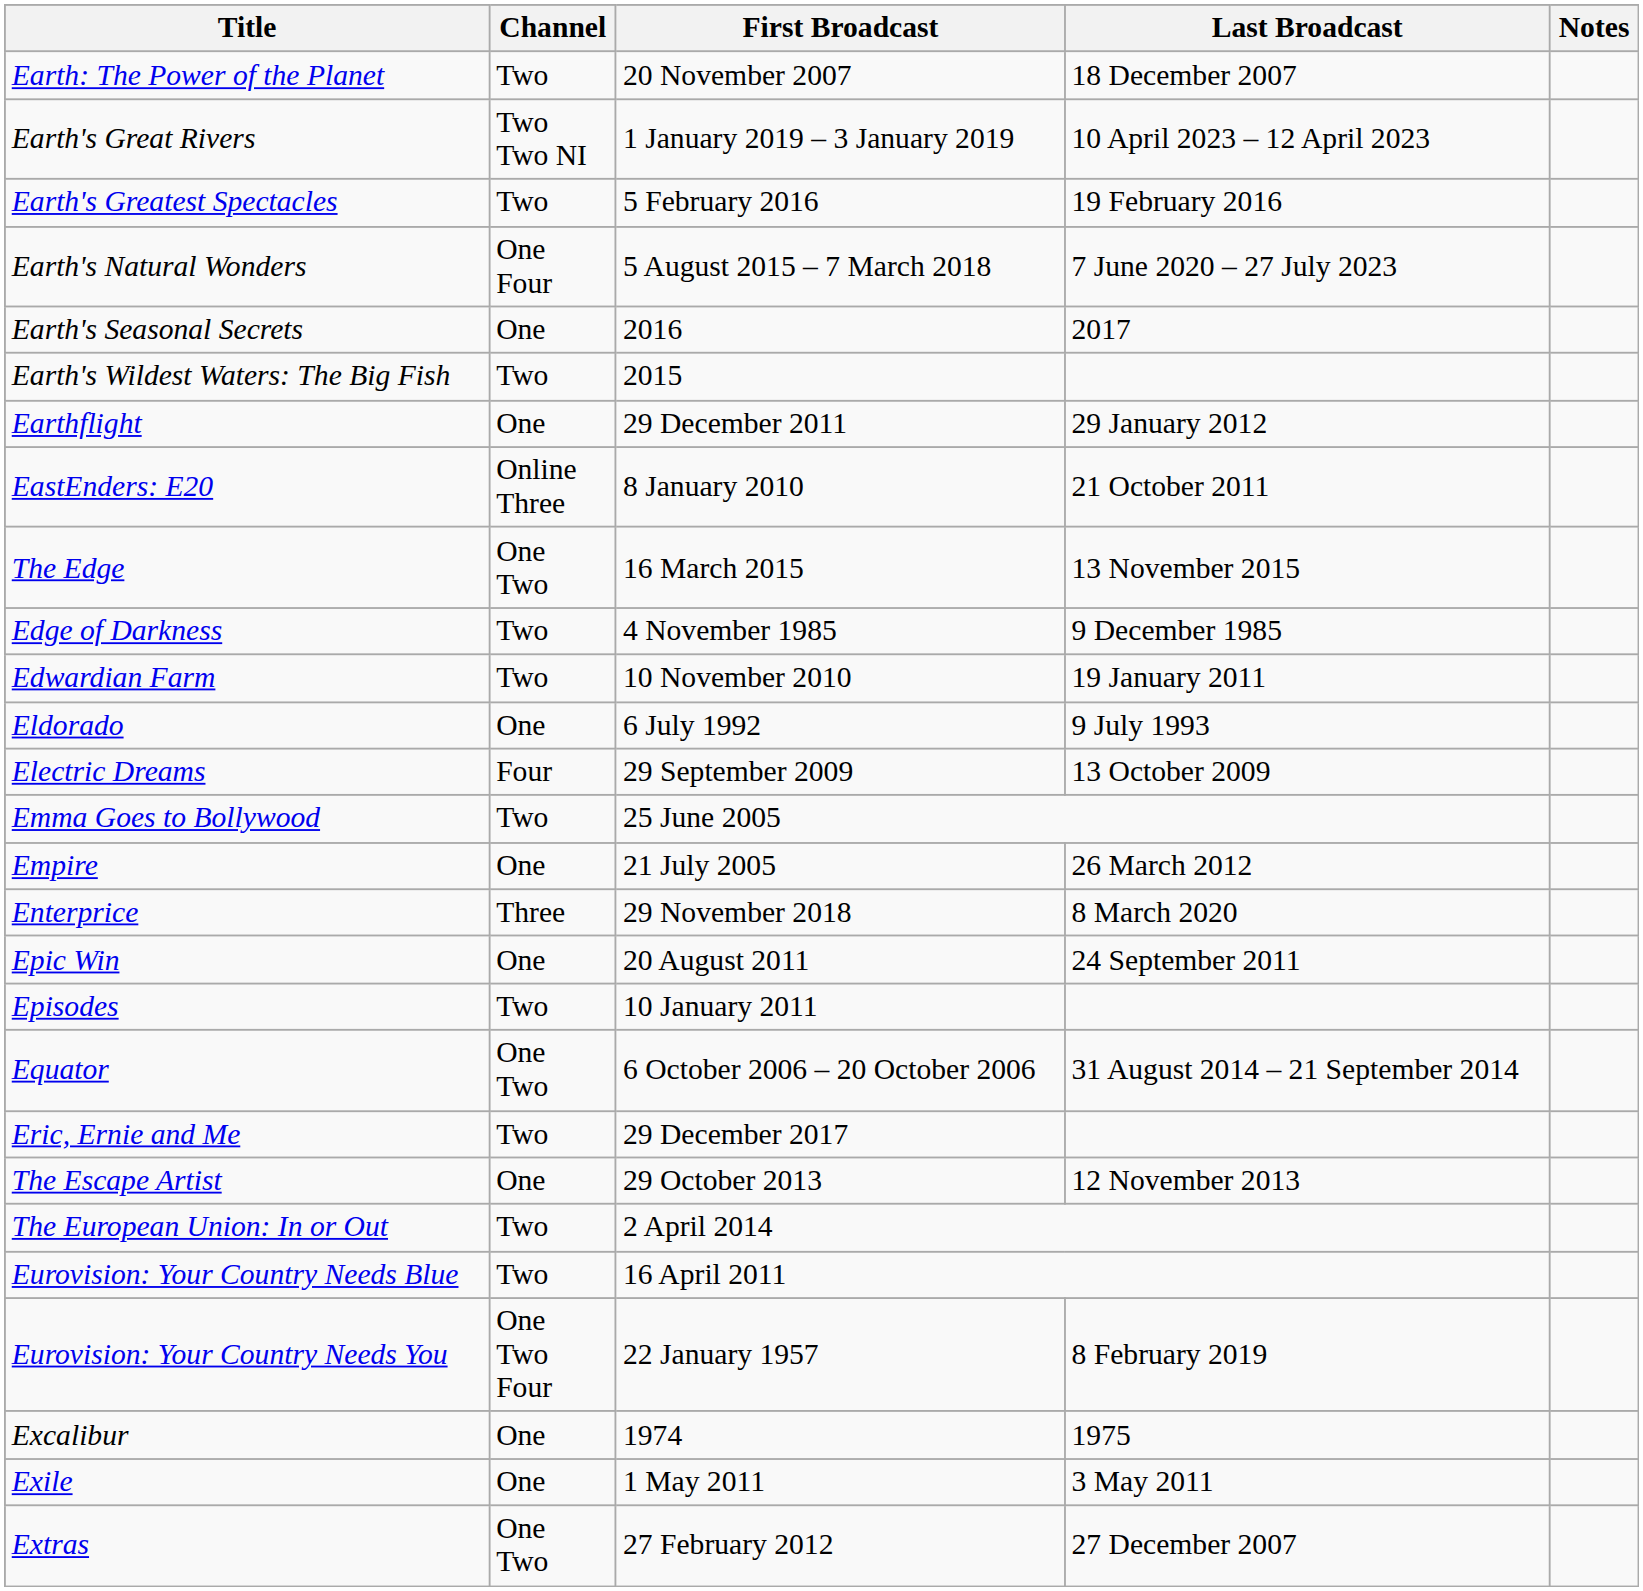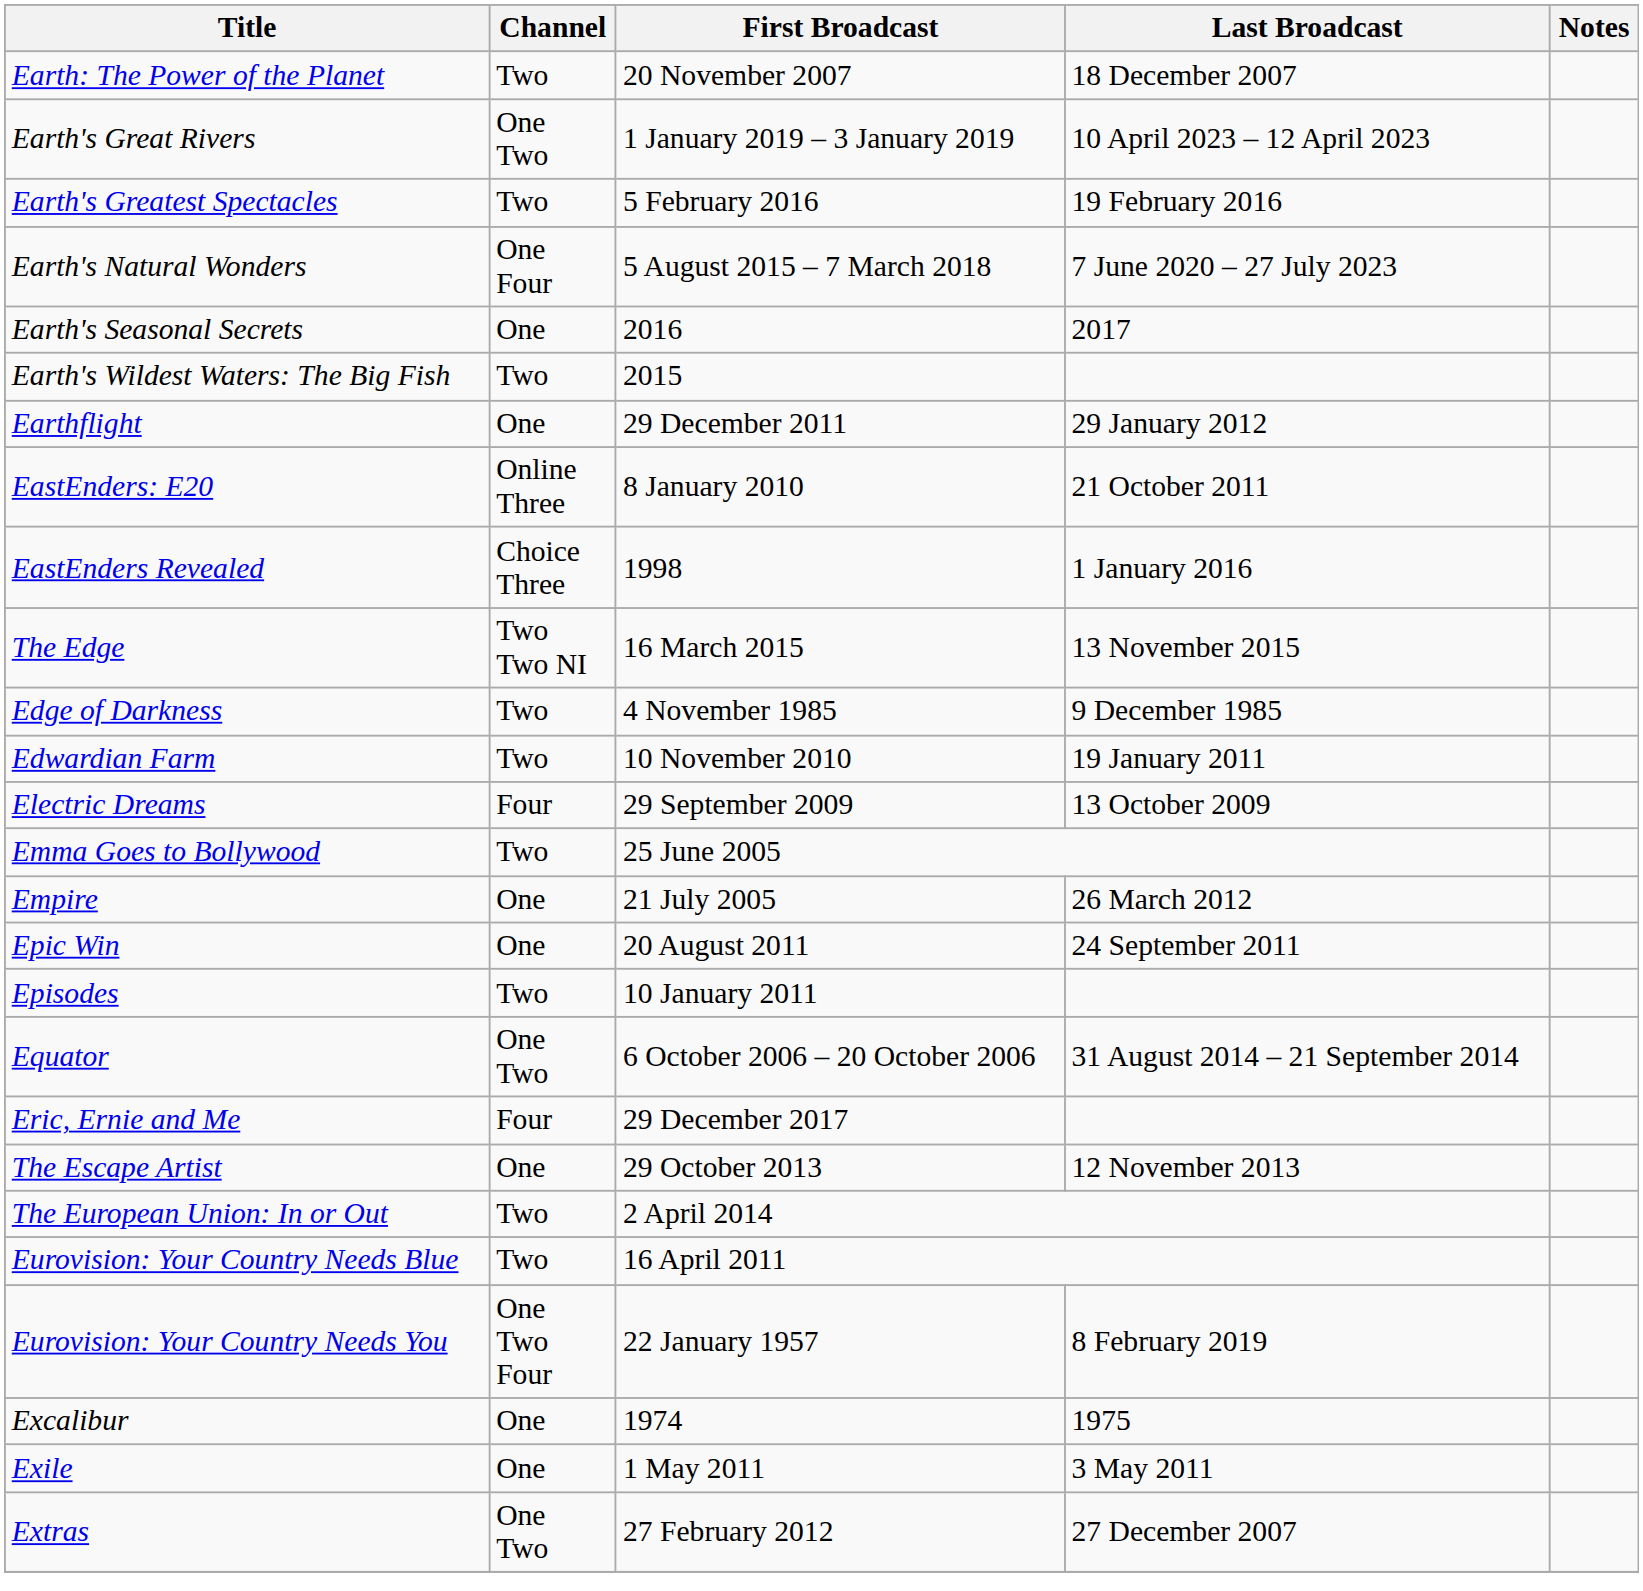(542, 138) Two Two NI -> (522, 138) One Two
+ row: (138, 567)
(522, 567) One Two -> (542, 647) Two Two NI
- row: (68, 724)
- row: (75, 912)
(522, 1133) Two -> (524, 1119) Four
